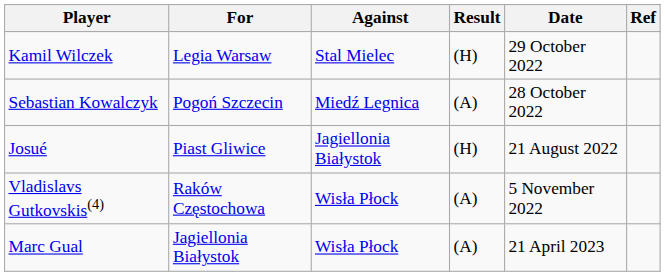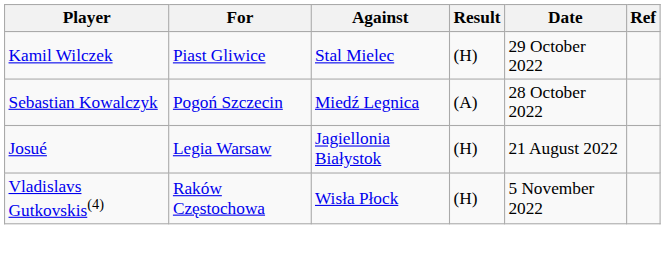(222, 55) Legia Warsaw -> (219, 55) Piast Gliwice
(219, 149) Piast Gliwice -> (222, 149) Legia Warsaw
(465, 198) (A) -> (465, 198) (H)
- row: (46, 247)
